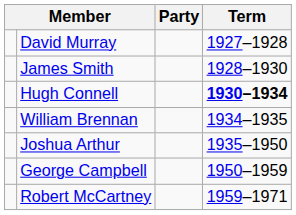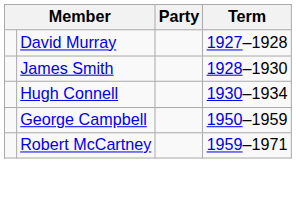(247, 94) bold -> (247, 94) normal
- row: (79, 119)
- row: (70, 145)
